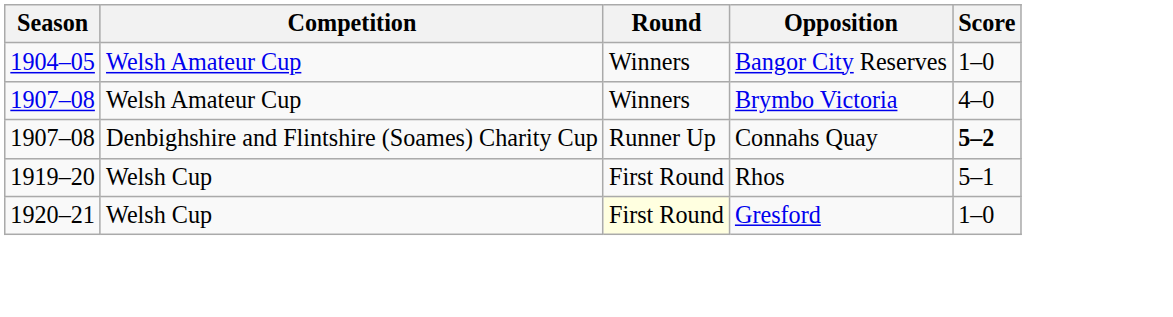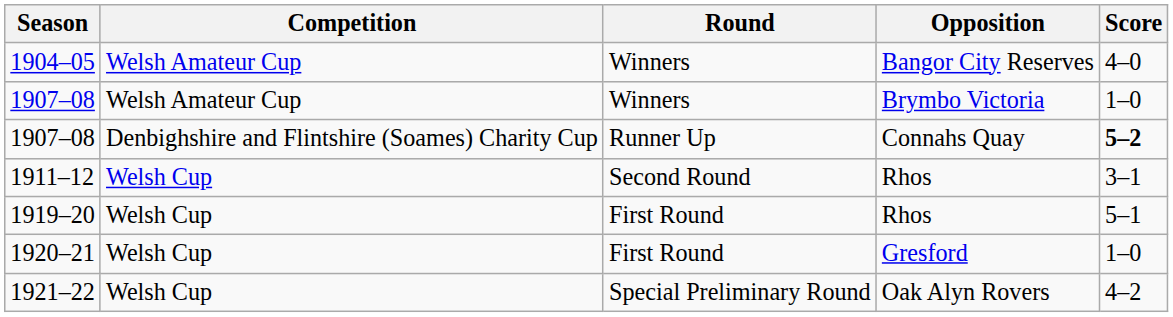(976, 61) 1–0 -> (1123, 61) 4–0
(976, 100) 4–0 -> (1123, 100) 1–0
+ row: (52, 176)
(666, 215) lightyellow background -> (666, 253) no background
+ row: (53, 291)
